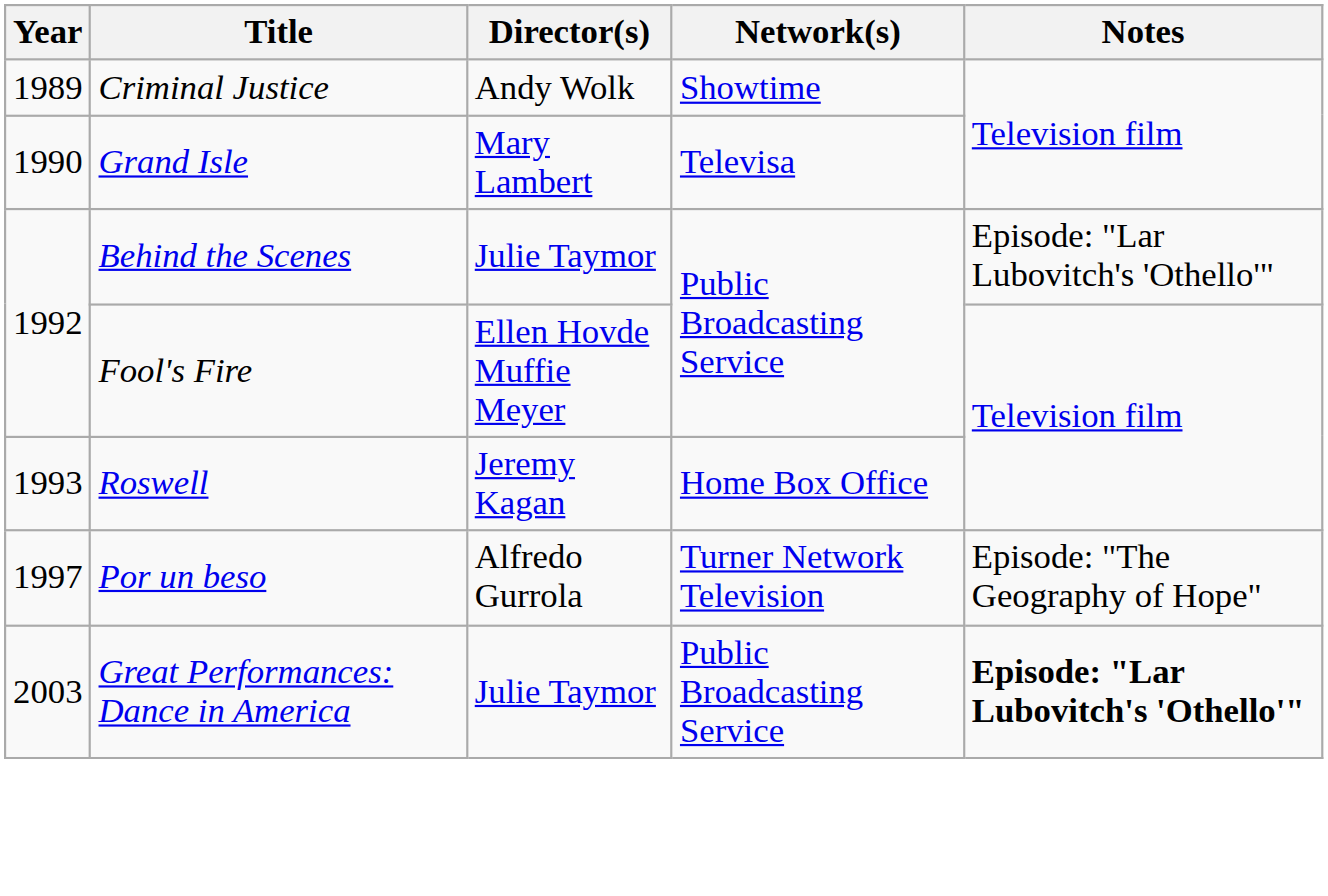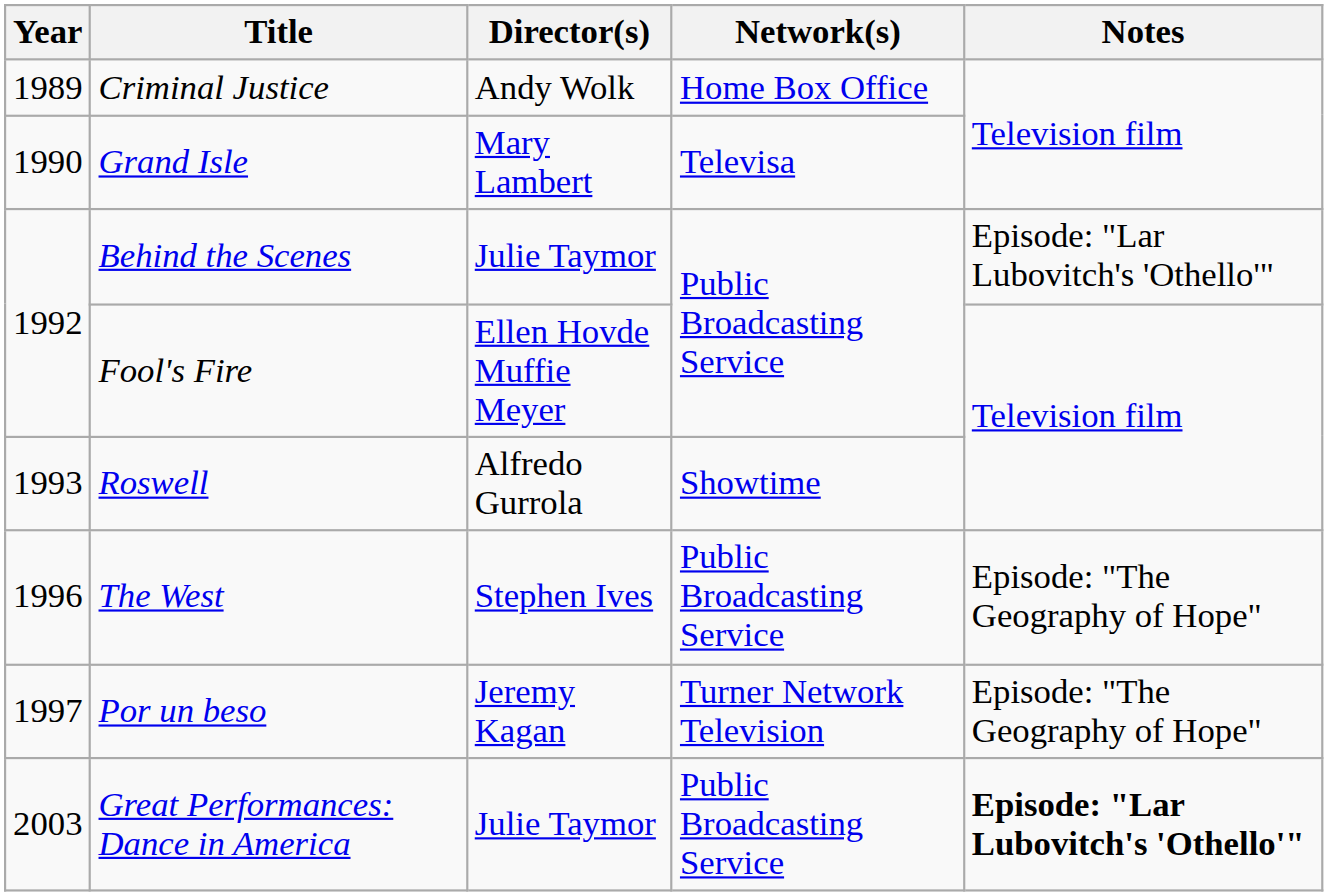(750, 87) Showtime -> (804, 87) Home Box Office
(525, 483) Jeremy Kagan -> (529, 483) Alfredo Gurrola
(804, 483) Home Box Office -> (750, 483) Showtime
+ row: (161, 596)
(529, 577) Alfredo Gurrola -> (525, 710) Jeremy Kagan
